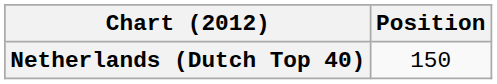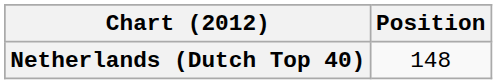(431, 60) 150 -> (431, 60) 148
